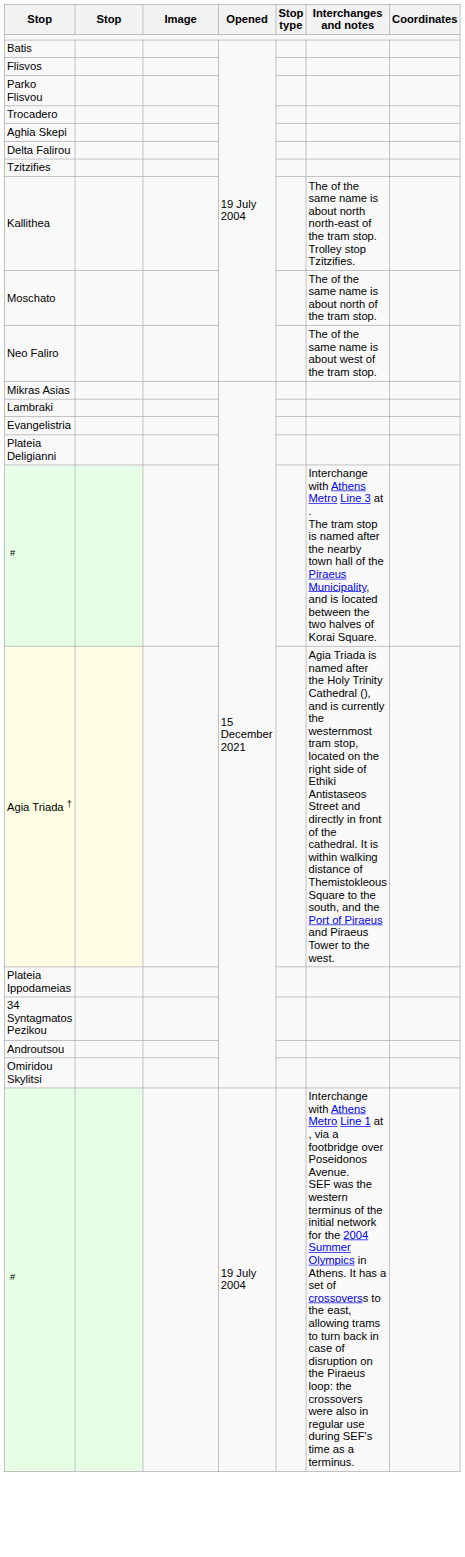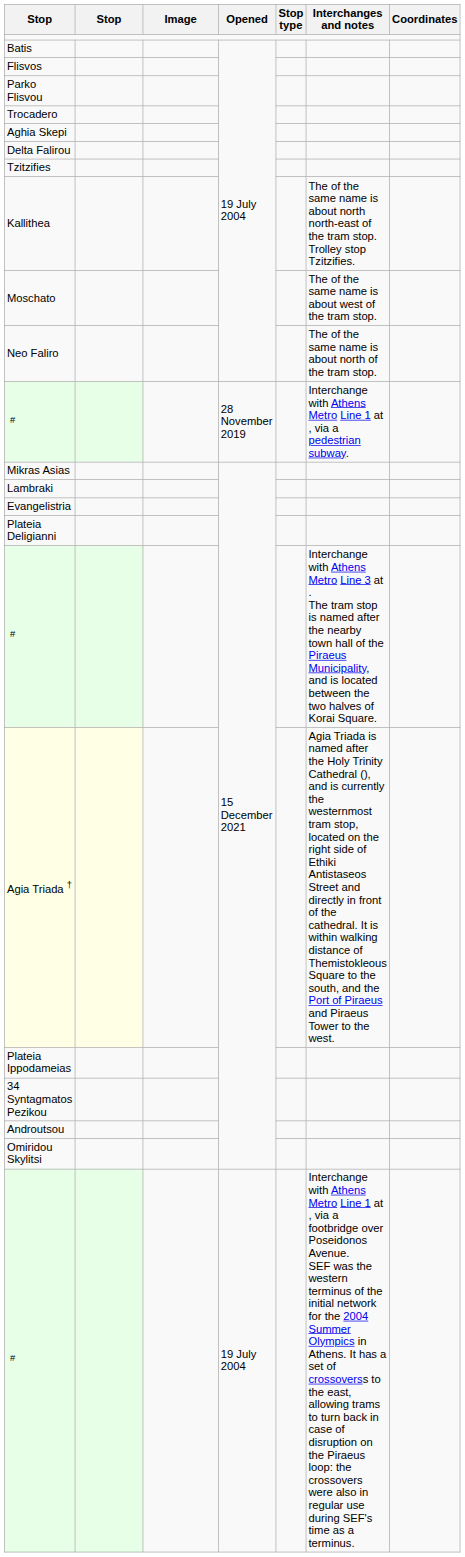(343, 298) The of the same name is about north of the tram stop. -> (343, 298) The of the same name is about west of the tram stop.
(343, 353) The of the same name is about west of the tram stop. -> (343, 353) The of the same name is about north of the tram stop.
+ row: (11, 421)
